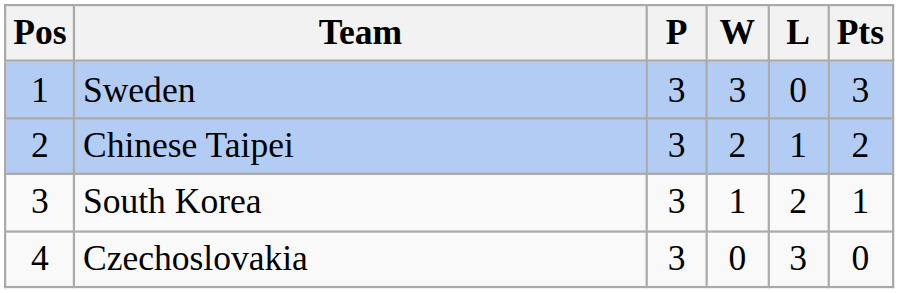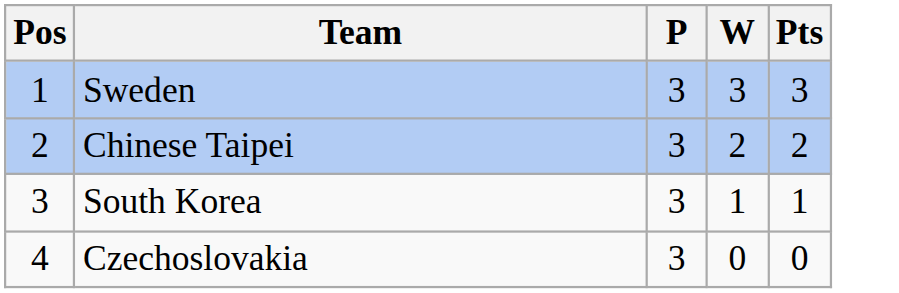- column: (798, 32)
